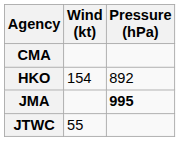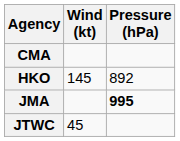(79, 78) 154 -> (79, 78) 145
(75, 124) 55 -> (75, 124) 45
